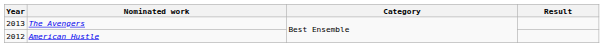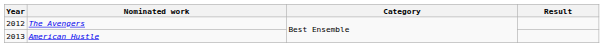(16, 23) 2013 -> (16, 23) 2012
(16, 36) 2012 -> (16, 36) 2013
